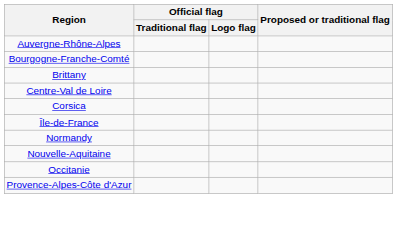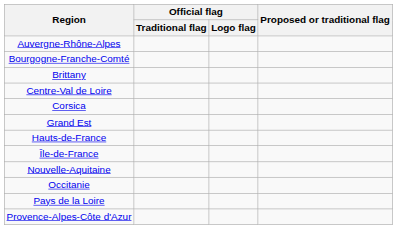+ row: (69, 122)
+ row: (69, 138)
- row: (69, 138)
+ row: (69, 201)
